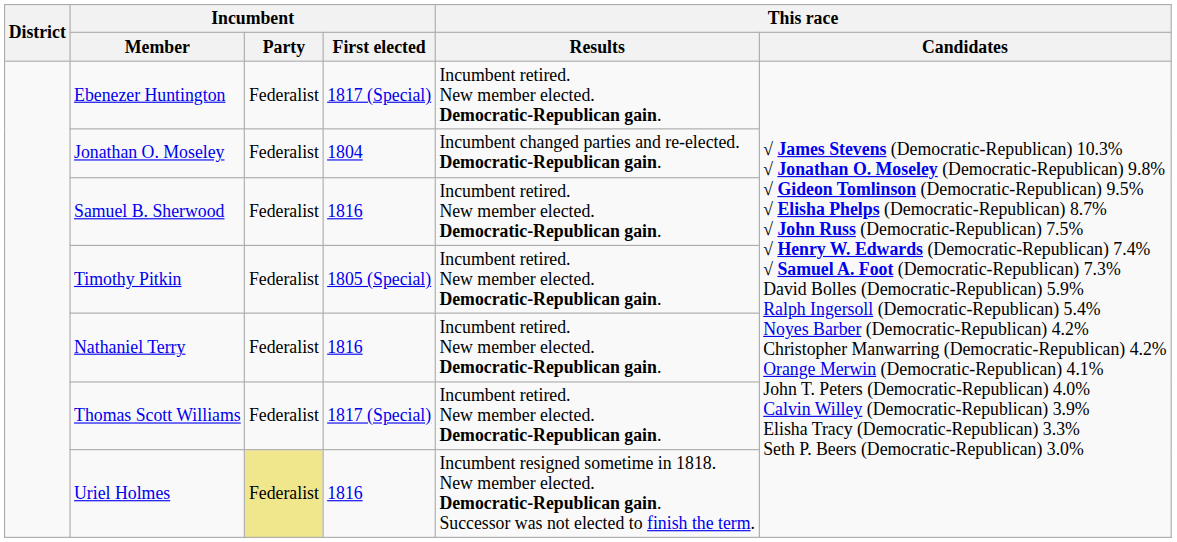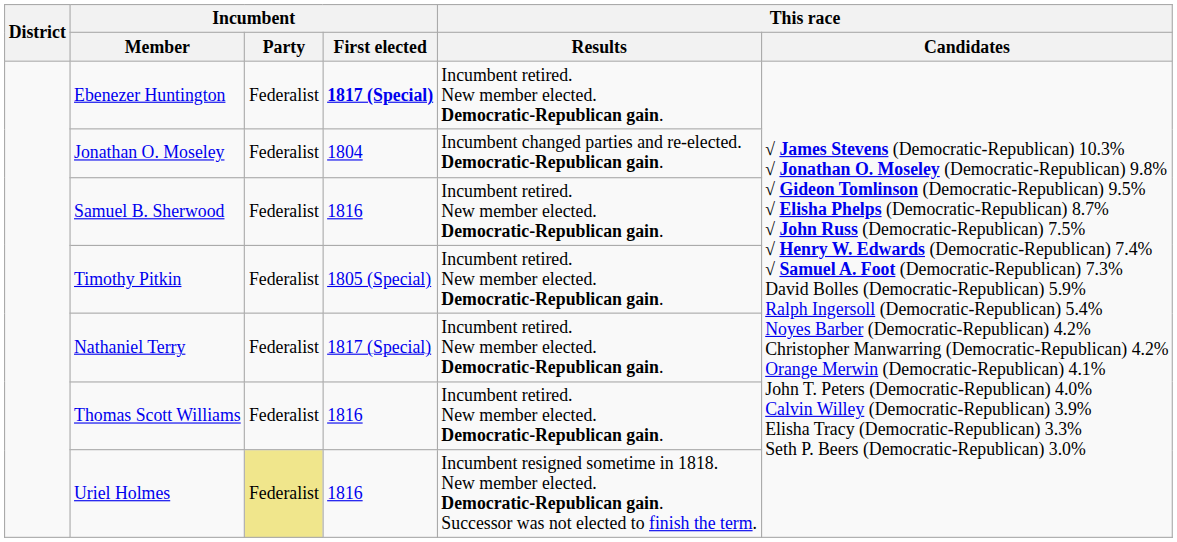(379, 94) normal -> (380, 94) bold
(345, 347) 1816 -> (379, 347) 1817 (Special)
(379, 415) 1817 (Special) -> (345, 415) 1816
